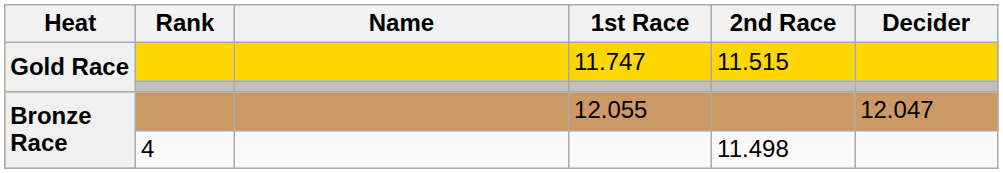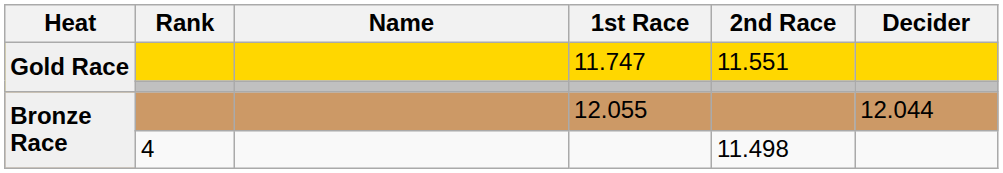(753, 61) 11.515 -> (753, 61) 11.551
(897, 110) 12.047 -> (897, 110) 12.044
